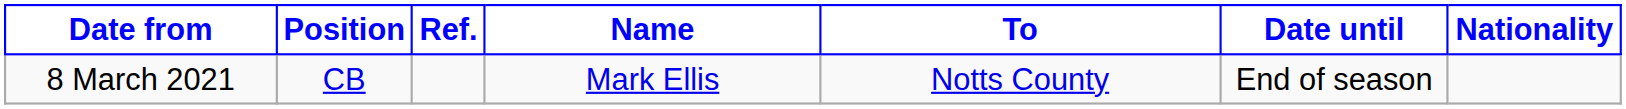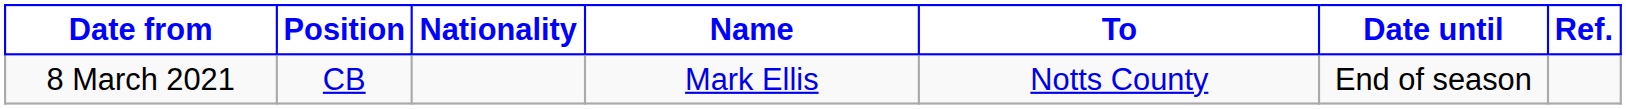columns swapped: (1534, 30) <-> (449, 30)
